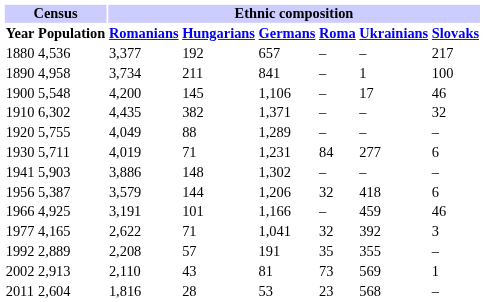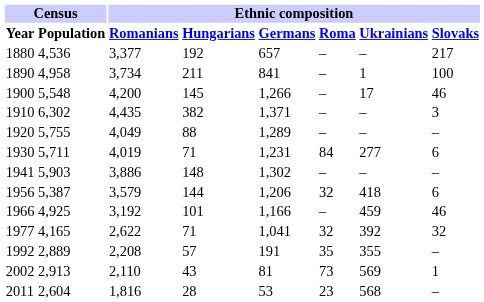(275, 93) 1,106 -> (275, 93) 1,266
(439, 112) 32 -> (435, 112) 3
(125, 211) 3,191 -> (125, 211) 3,192
(435, 231) 3 -> (439, 231) 32
